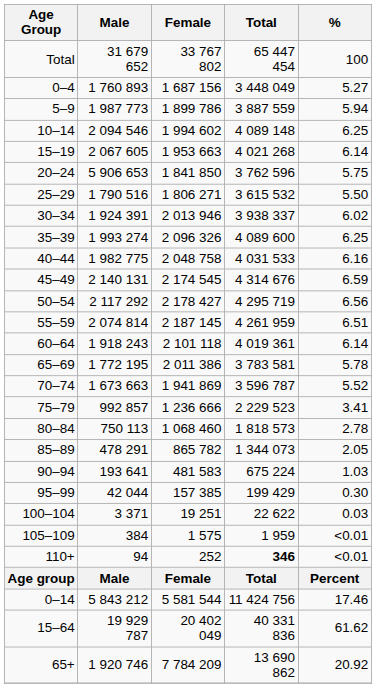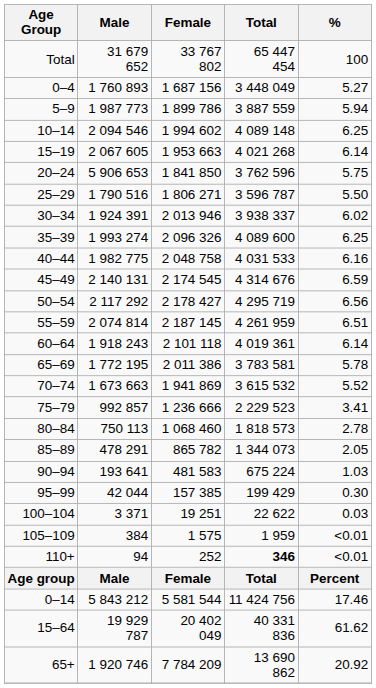(265, 194) 3 615 532 -> (265, 194) 3 596 787
(265, 386) 3 596 787 -> (265, 386) 3 615 532
